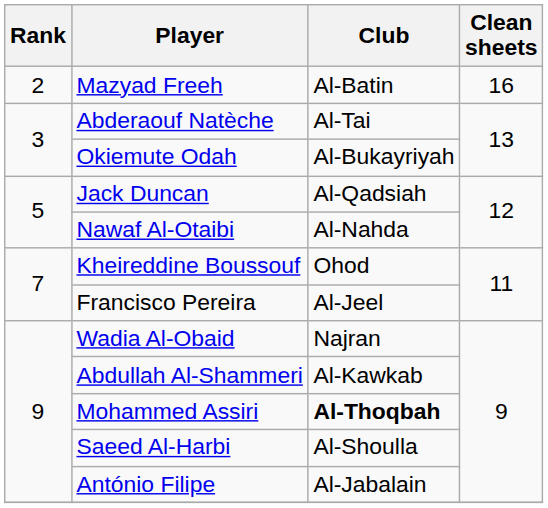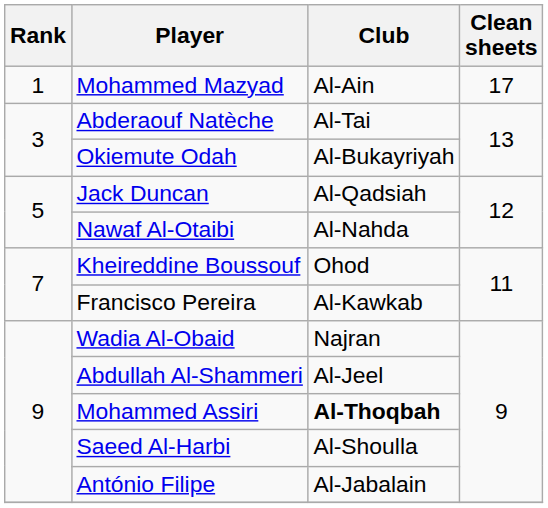+ row: (180, 84)
- row: (150, 84)
(348, 302) Al-Jeel -> (368, 302) Al-Kawkab
(368, 374) Al-Kawkab -> (348, 374) Al-Jeel
